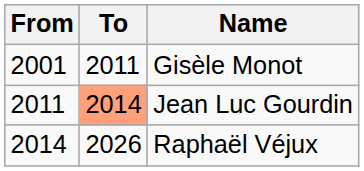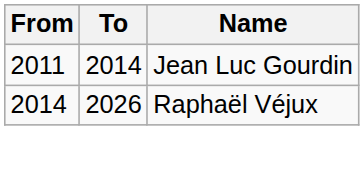- row: (228, 64)
(114, 104) lightsalmon background -> (114, 64) no background
